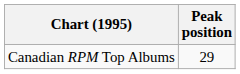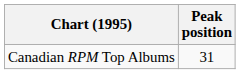(207, 56) 29 -> (207, 56) 31
